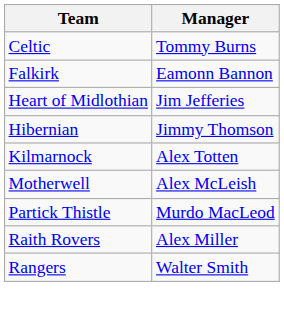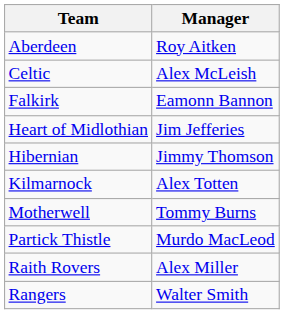+ row: (42, 45)
(206, 45) Tommy Burns -> (206, 73) Alex McLeish
(206, 184) Alex McLeish -> (206, 211) Tommy Burns
